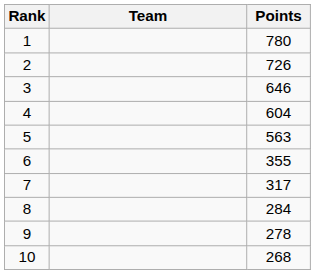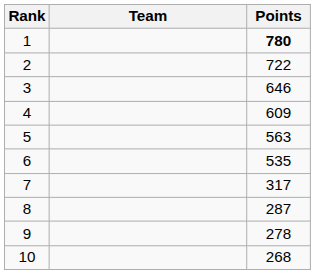(278, 40) normal -> (278, 40) bold
(278, 64) 726 -> (278, 64) 722
(278, 112) 604 -> (278, 112) 609
(278, 161) 355 -> (278, 161) 535
(278, 209) 284 -> (278, 209) 287
